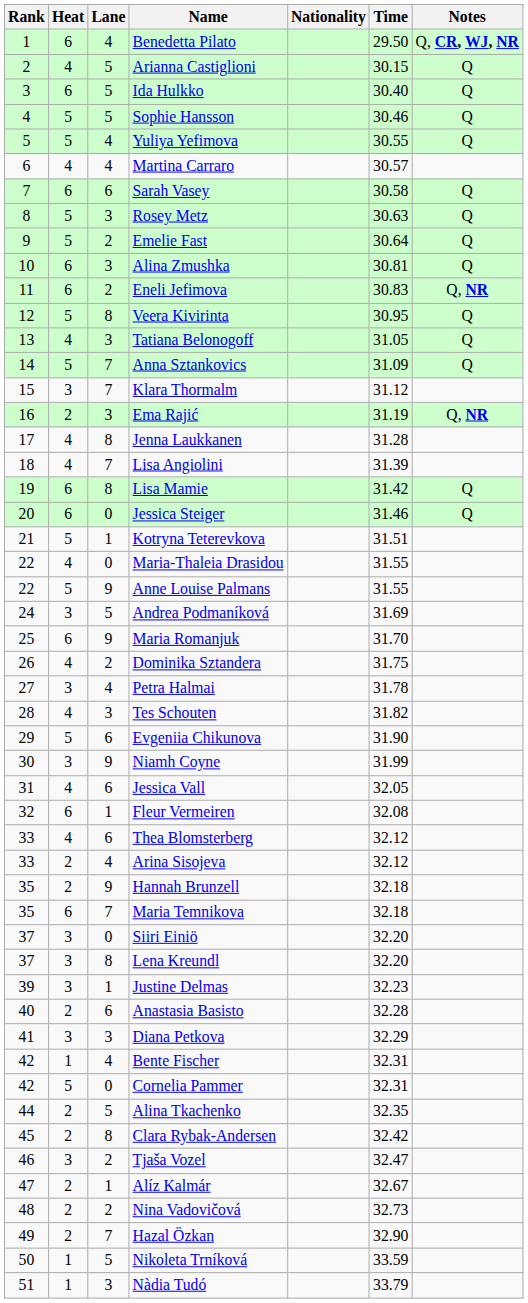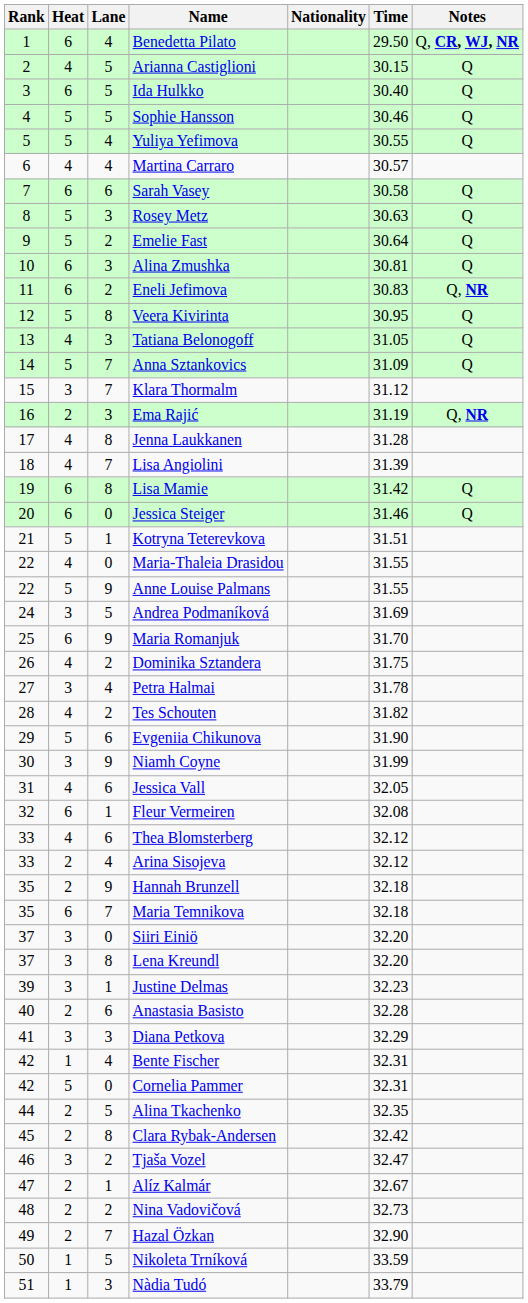(108, 713) 3 -> (108, 713) 2
